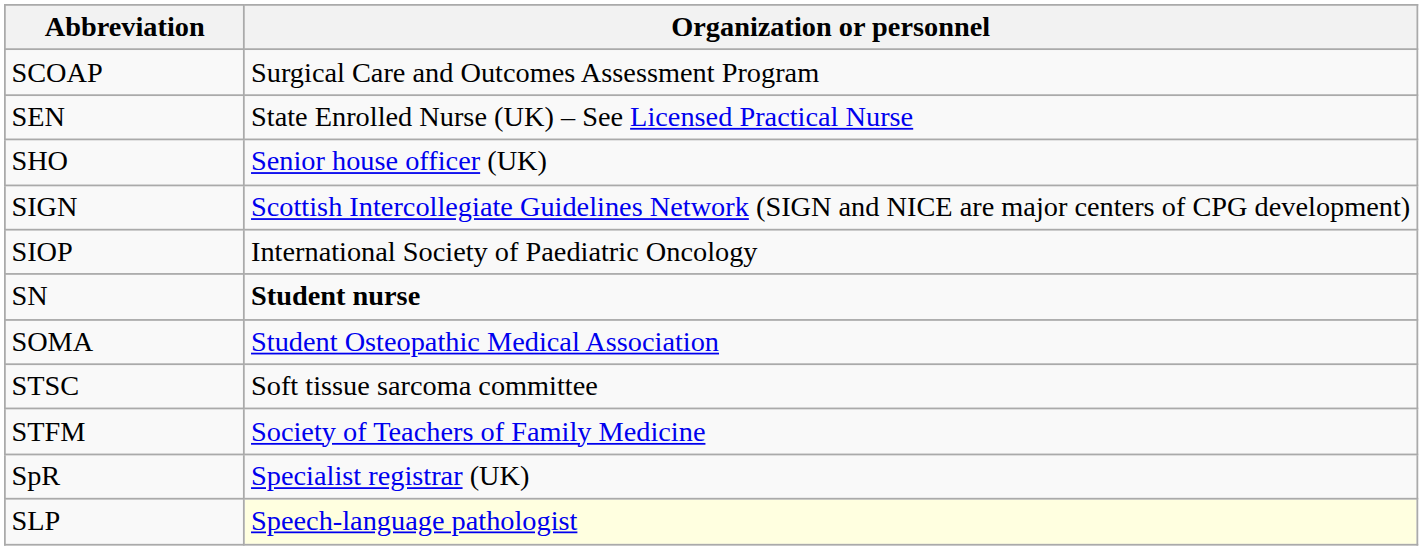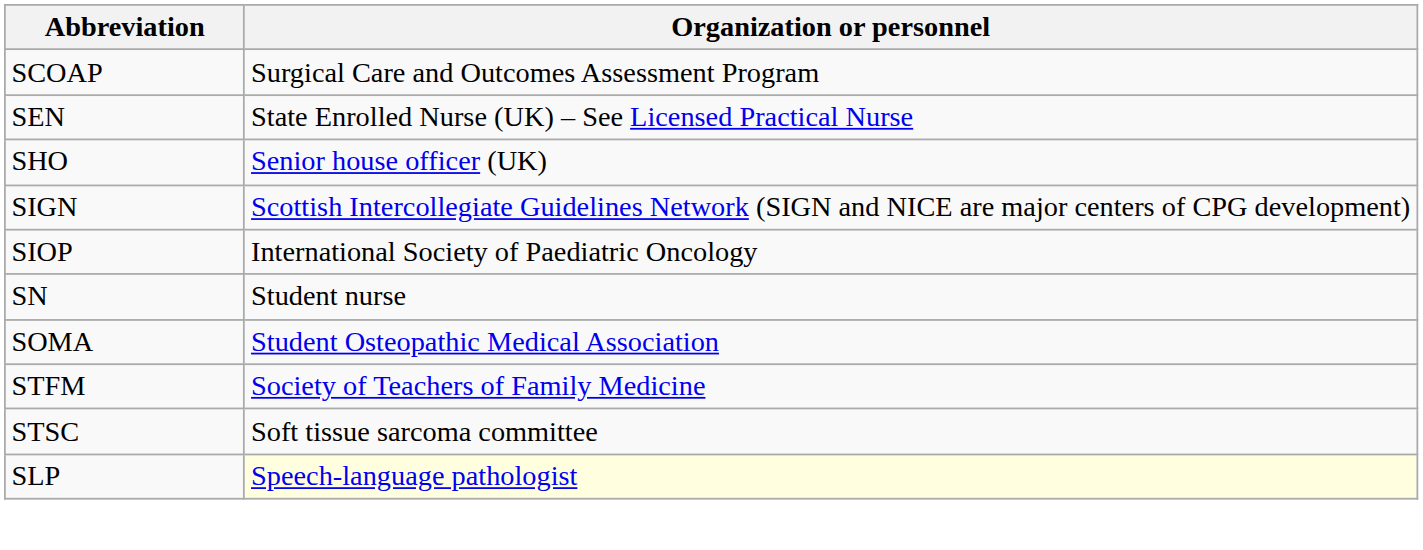(336, 296) bold -> (329, 296) normal
rows swapped: (48, 431) <-> (45, 386)
- row: (36, 476)
